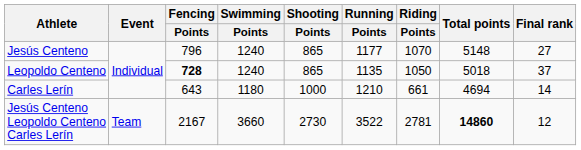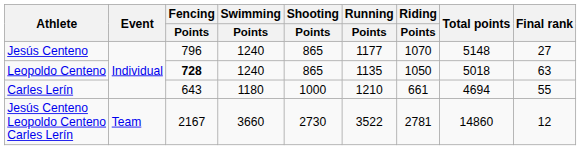(544, 71) 37 -> (544, 71) 63
(544, 90) 14 -> (544, 90) 55
(476, 122) bold -> (476, 122) normal
